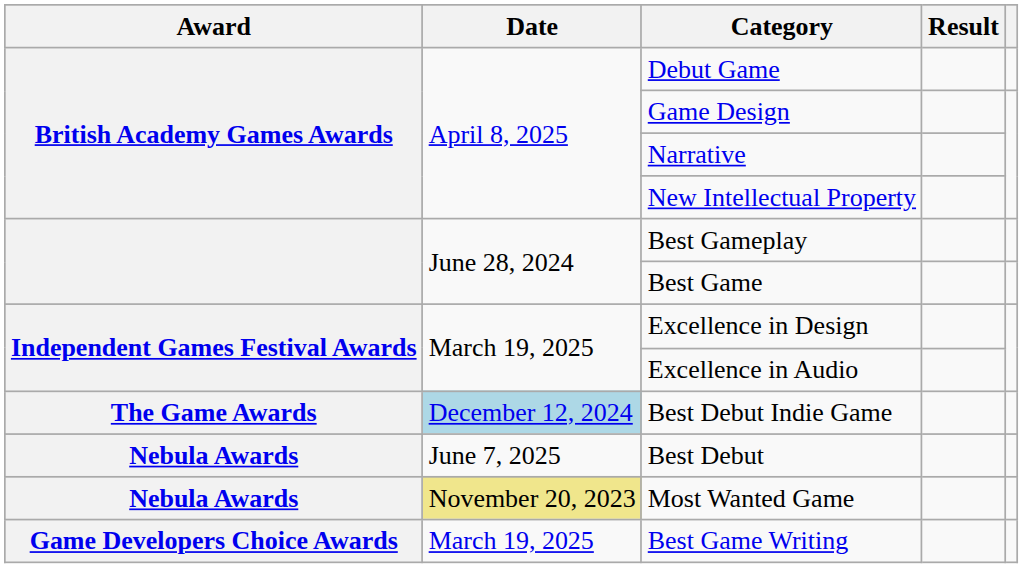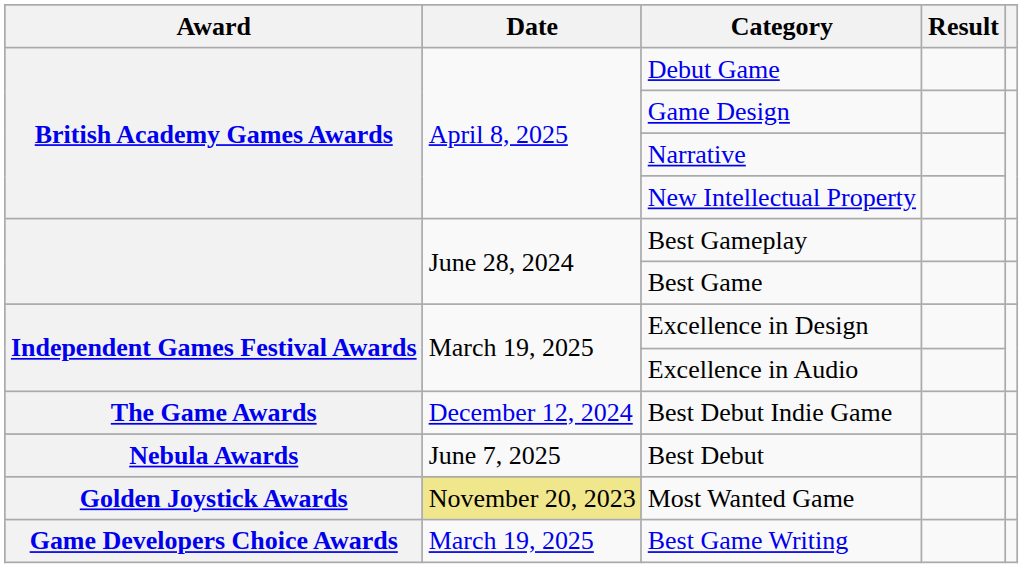(531, 411) lightblue background -> (531, 411) no background
(214, 497) Nebula Awards -> (214, 497) Golden Joystick Awards
